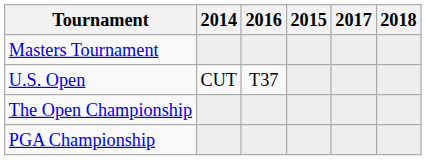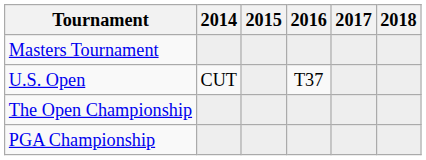columns swapped: (309, 19) <-> (264, 19)
